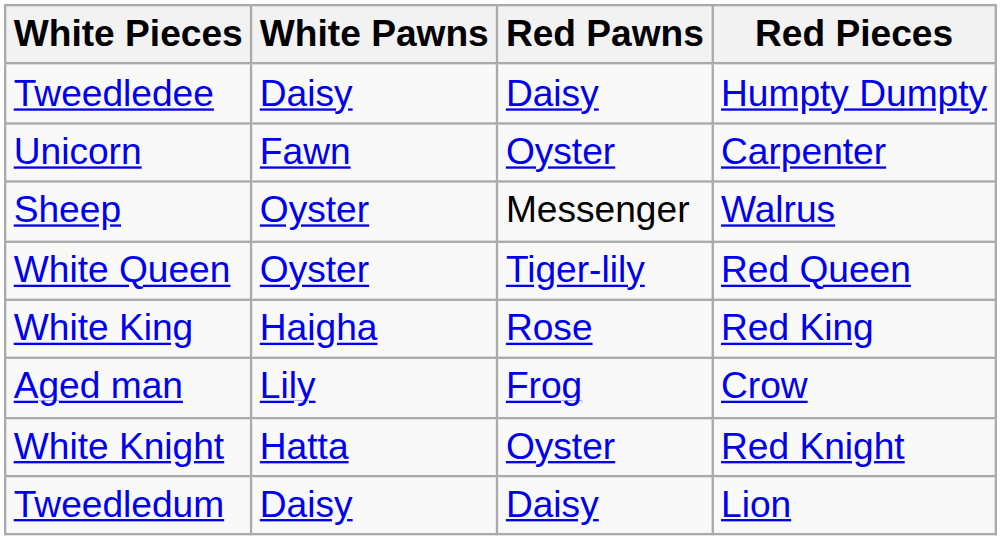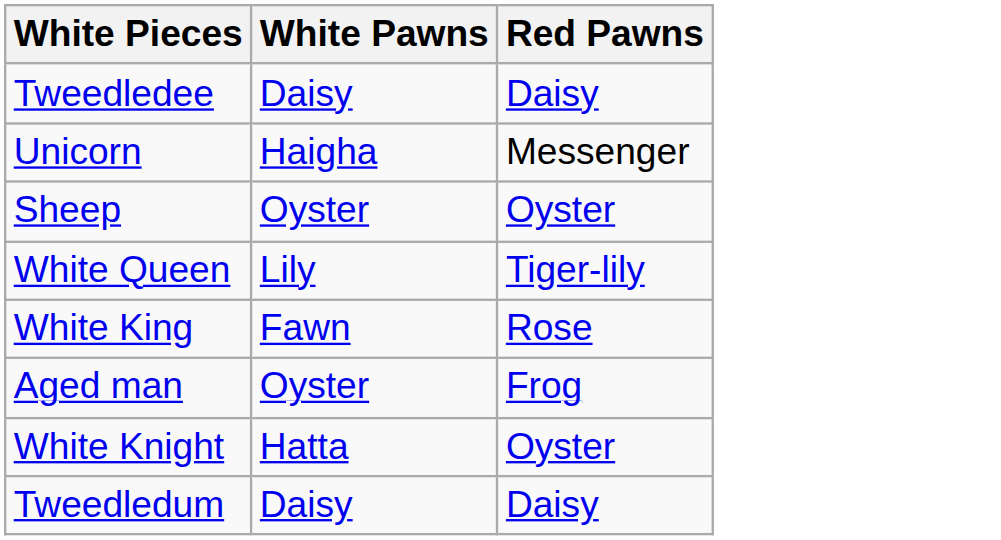- column: (854, 33)
(305, 151) Fawn -> (319, 151) Haigha
(561, 151) Oyster -> (598, 151) Messenger
(598, 210) Messenger -> (561, 210) Oyster
(314, 269) Oyster -> (288, 269) Lily
(319, 328) Haigha -> (305, 328) Fawn
(288, 387) Lily -> (314, 387) Oyster
